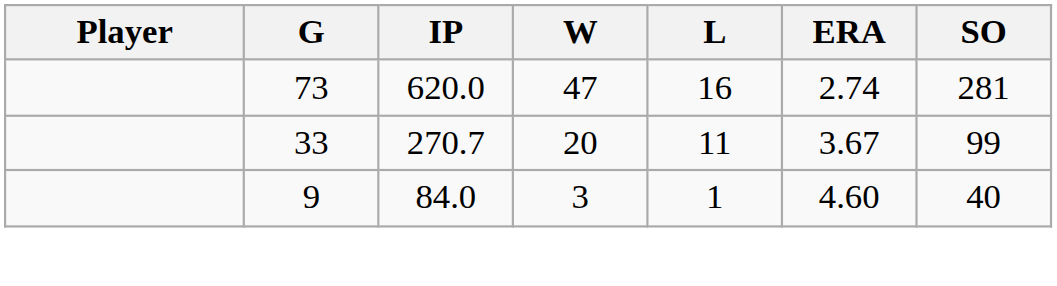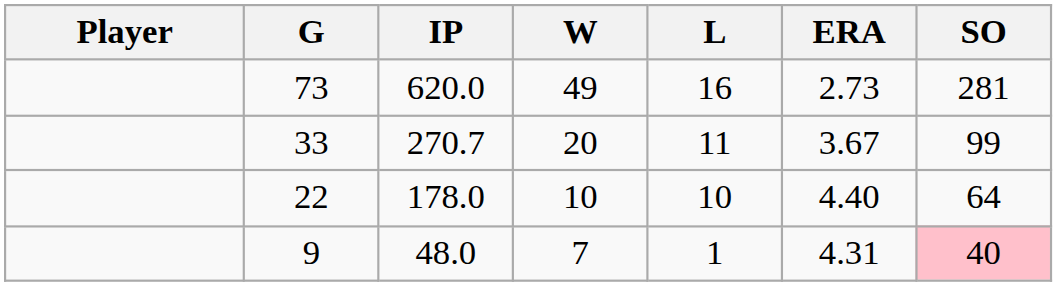(580, 87) 47 -> (580, 87) 49
(849, 87) 2.74 -> (849, 87) 2.73
+ row: (311, 197)
(446, 197) 84.0 -> (446, 252) 48.0
(580, 197) 3 -> (580, 252) 7
(849, 197) 4.60 -> (849, 252) 4.31
(984, 197) no background -> (984, 252) pink background
